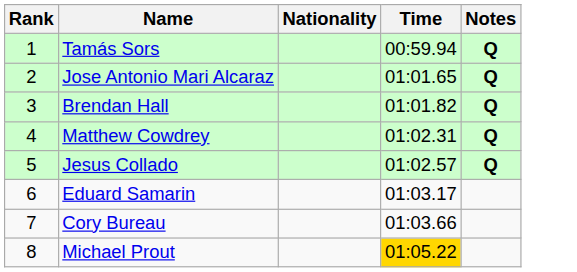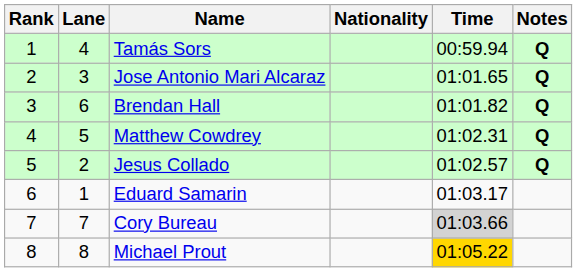+ column: (84, 19)
(421, 223) no background -> (472, 223) lightgrey background
